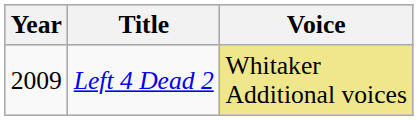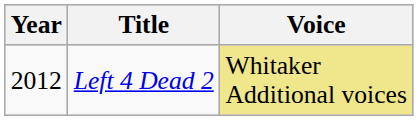(36, 79) 2009 -> (36, 79) 2012
